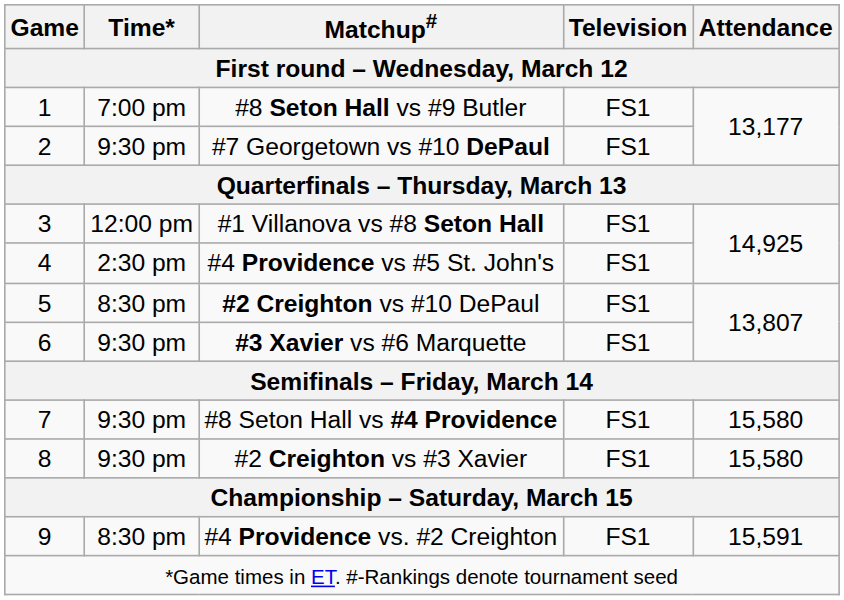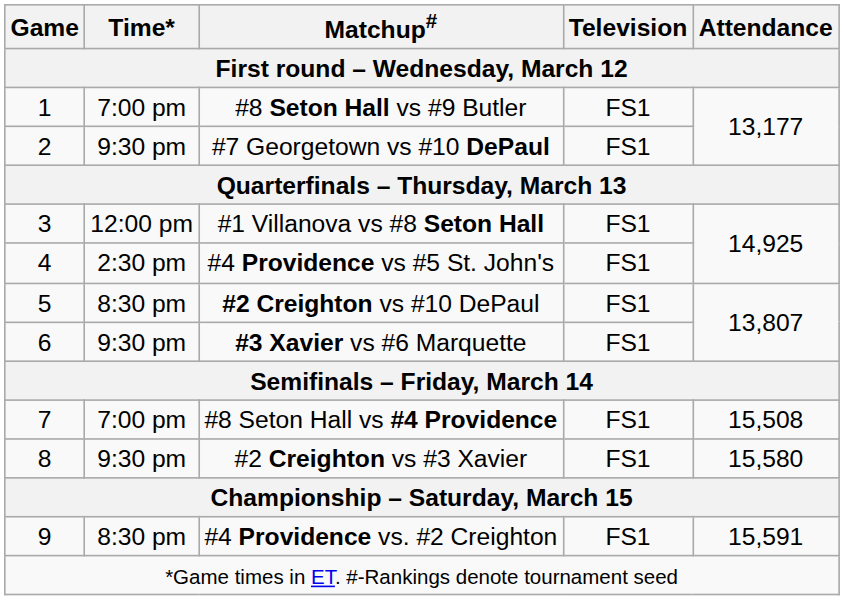(142, 419) 9:30 pm -> (142, 419) 7:00 pm
(766, 419) 15,580 -> (766, 419) 15,508
